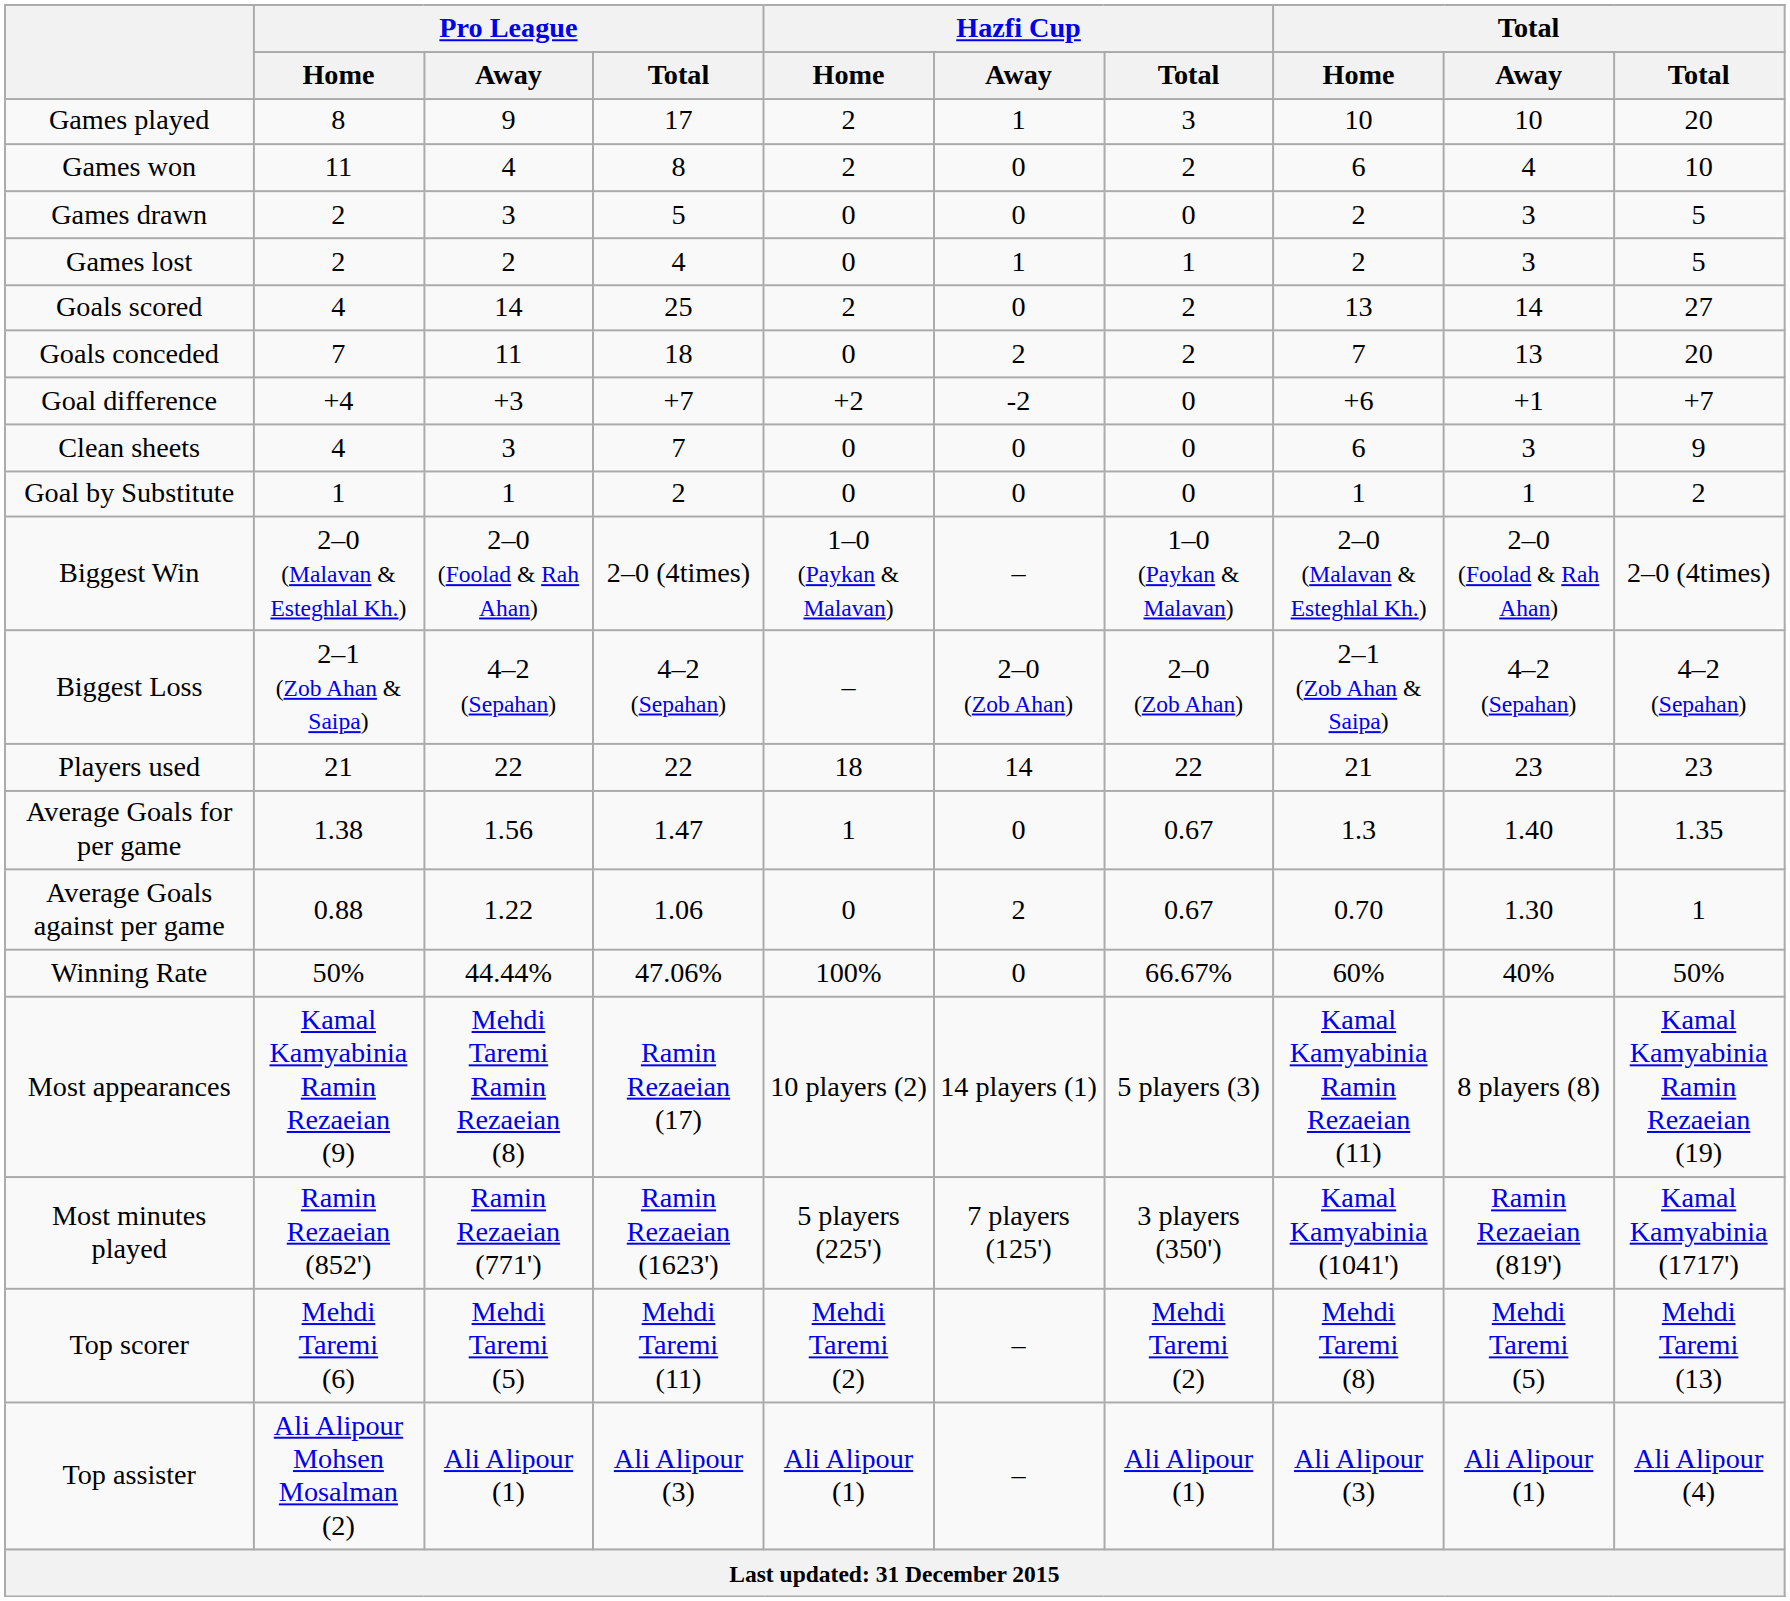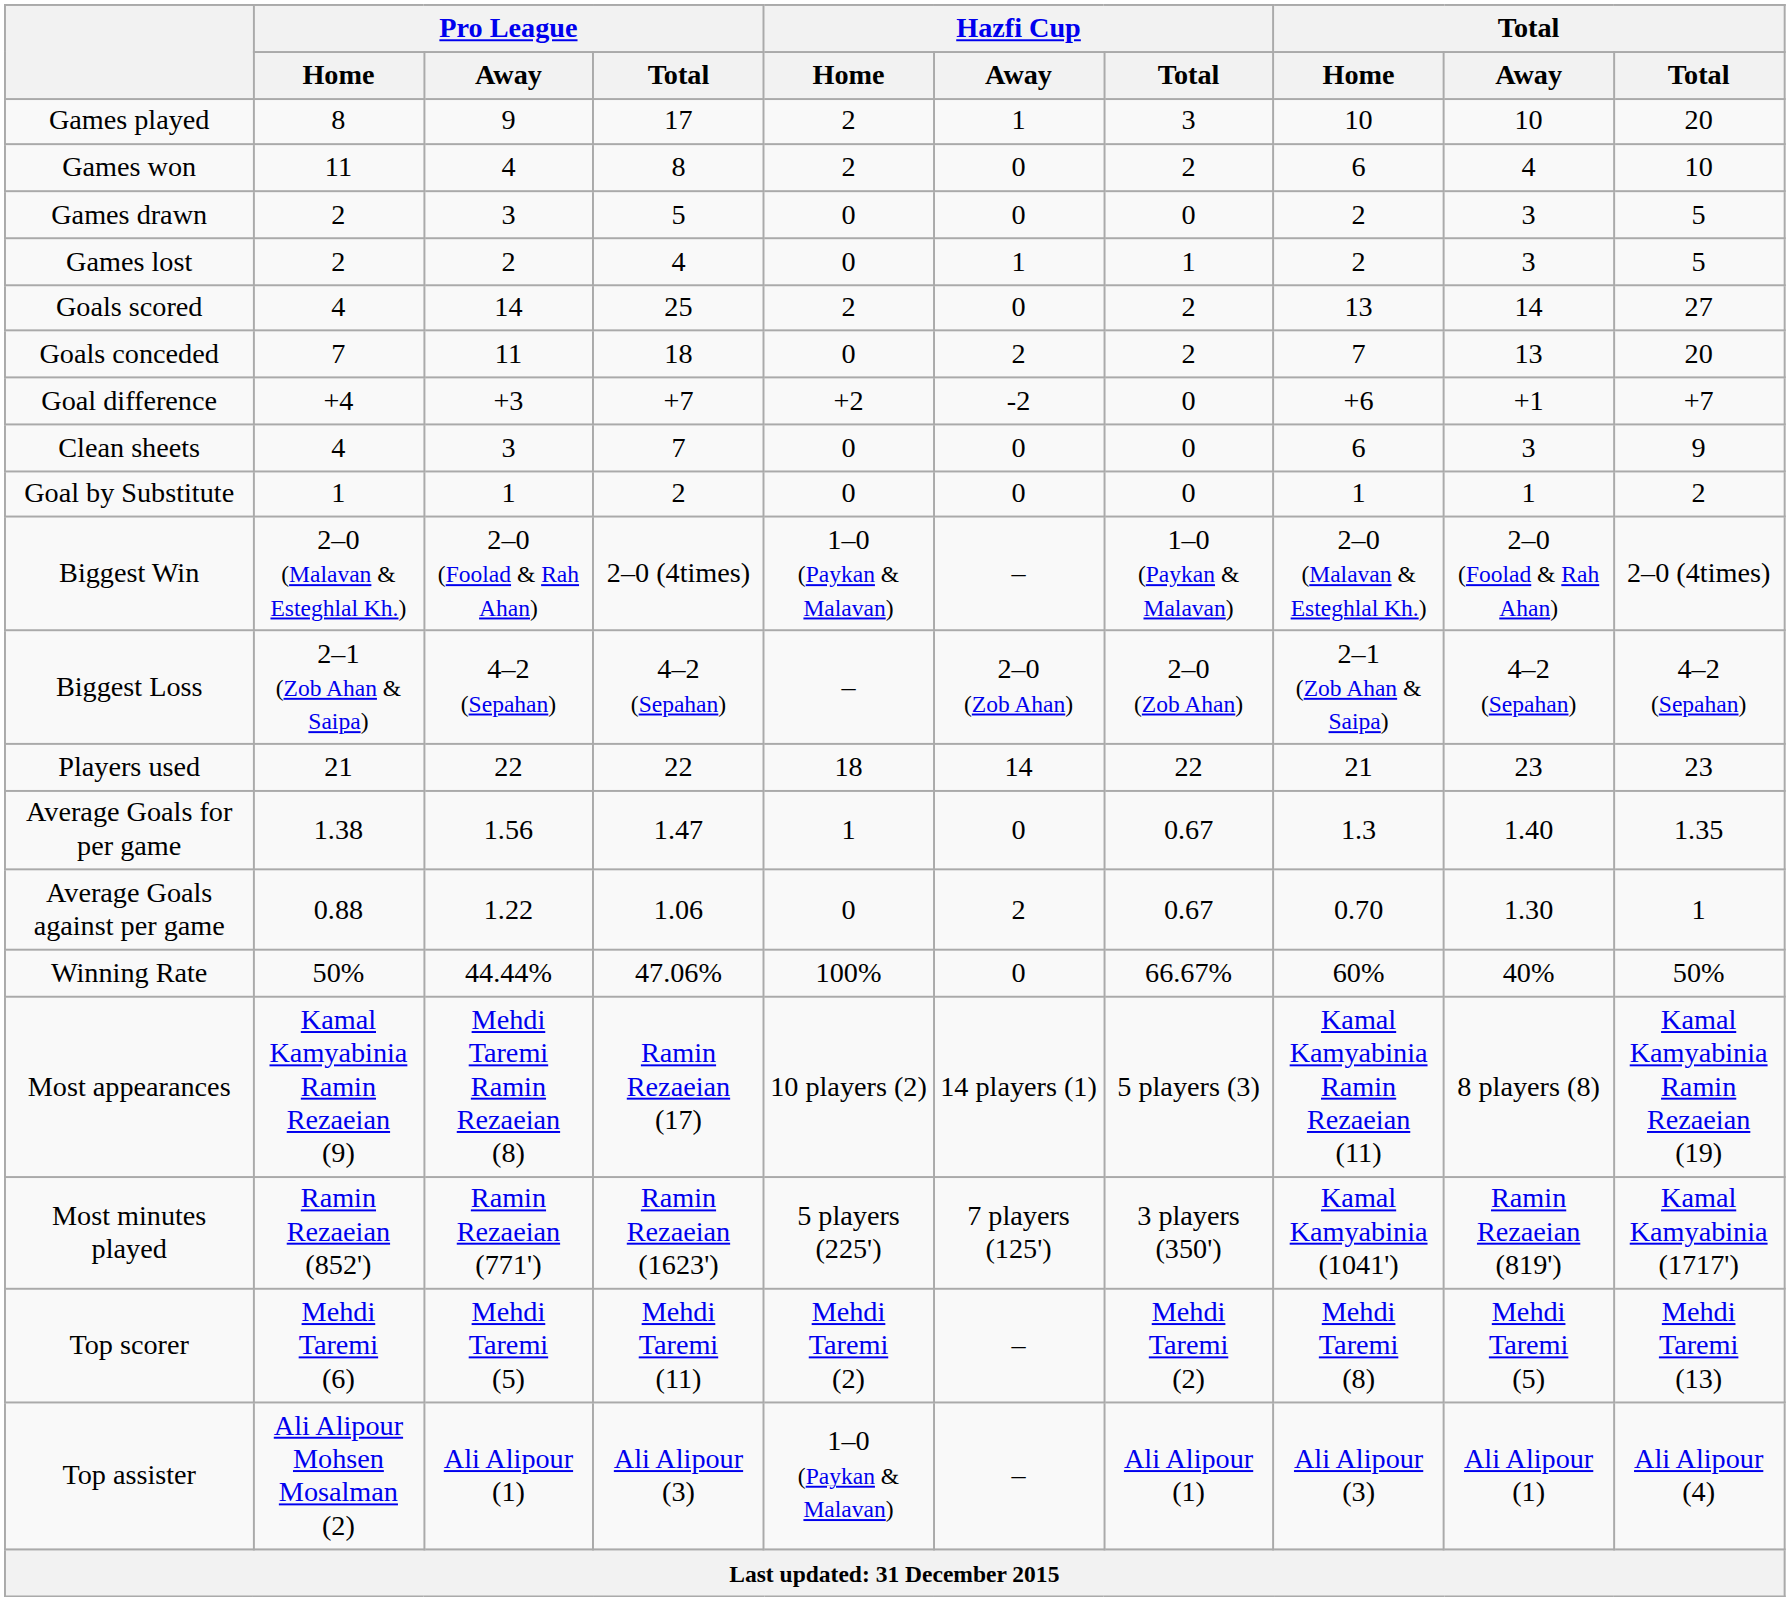(849, 1475) Ali Alipour (1) -> (848, 1475) 1–0 (Paykan & Malavan)
